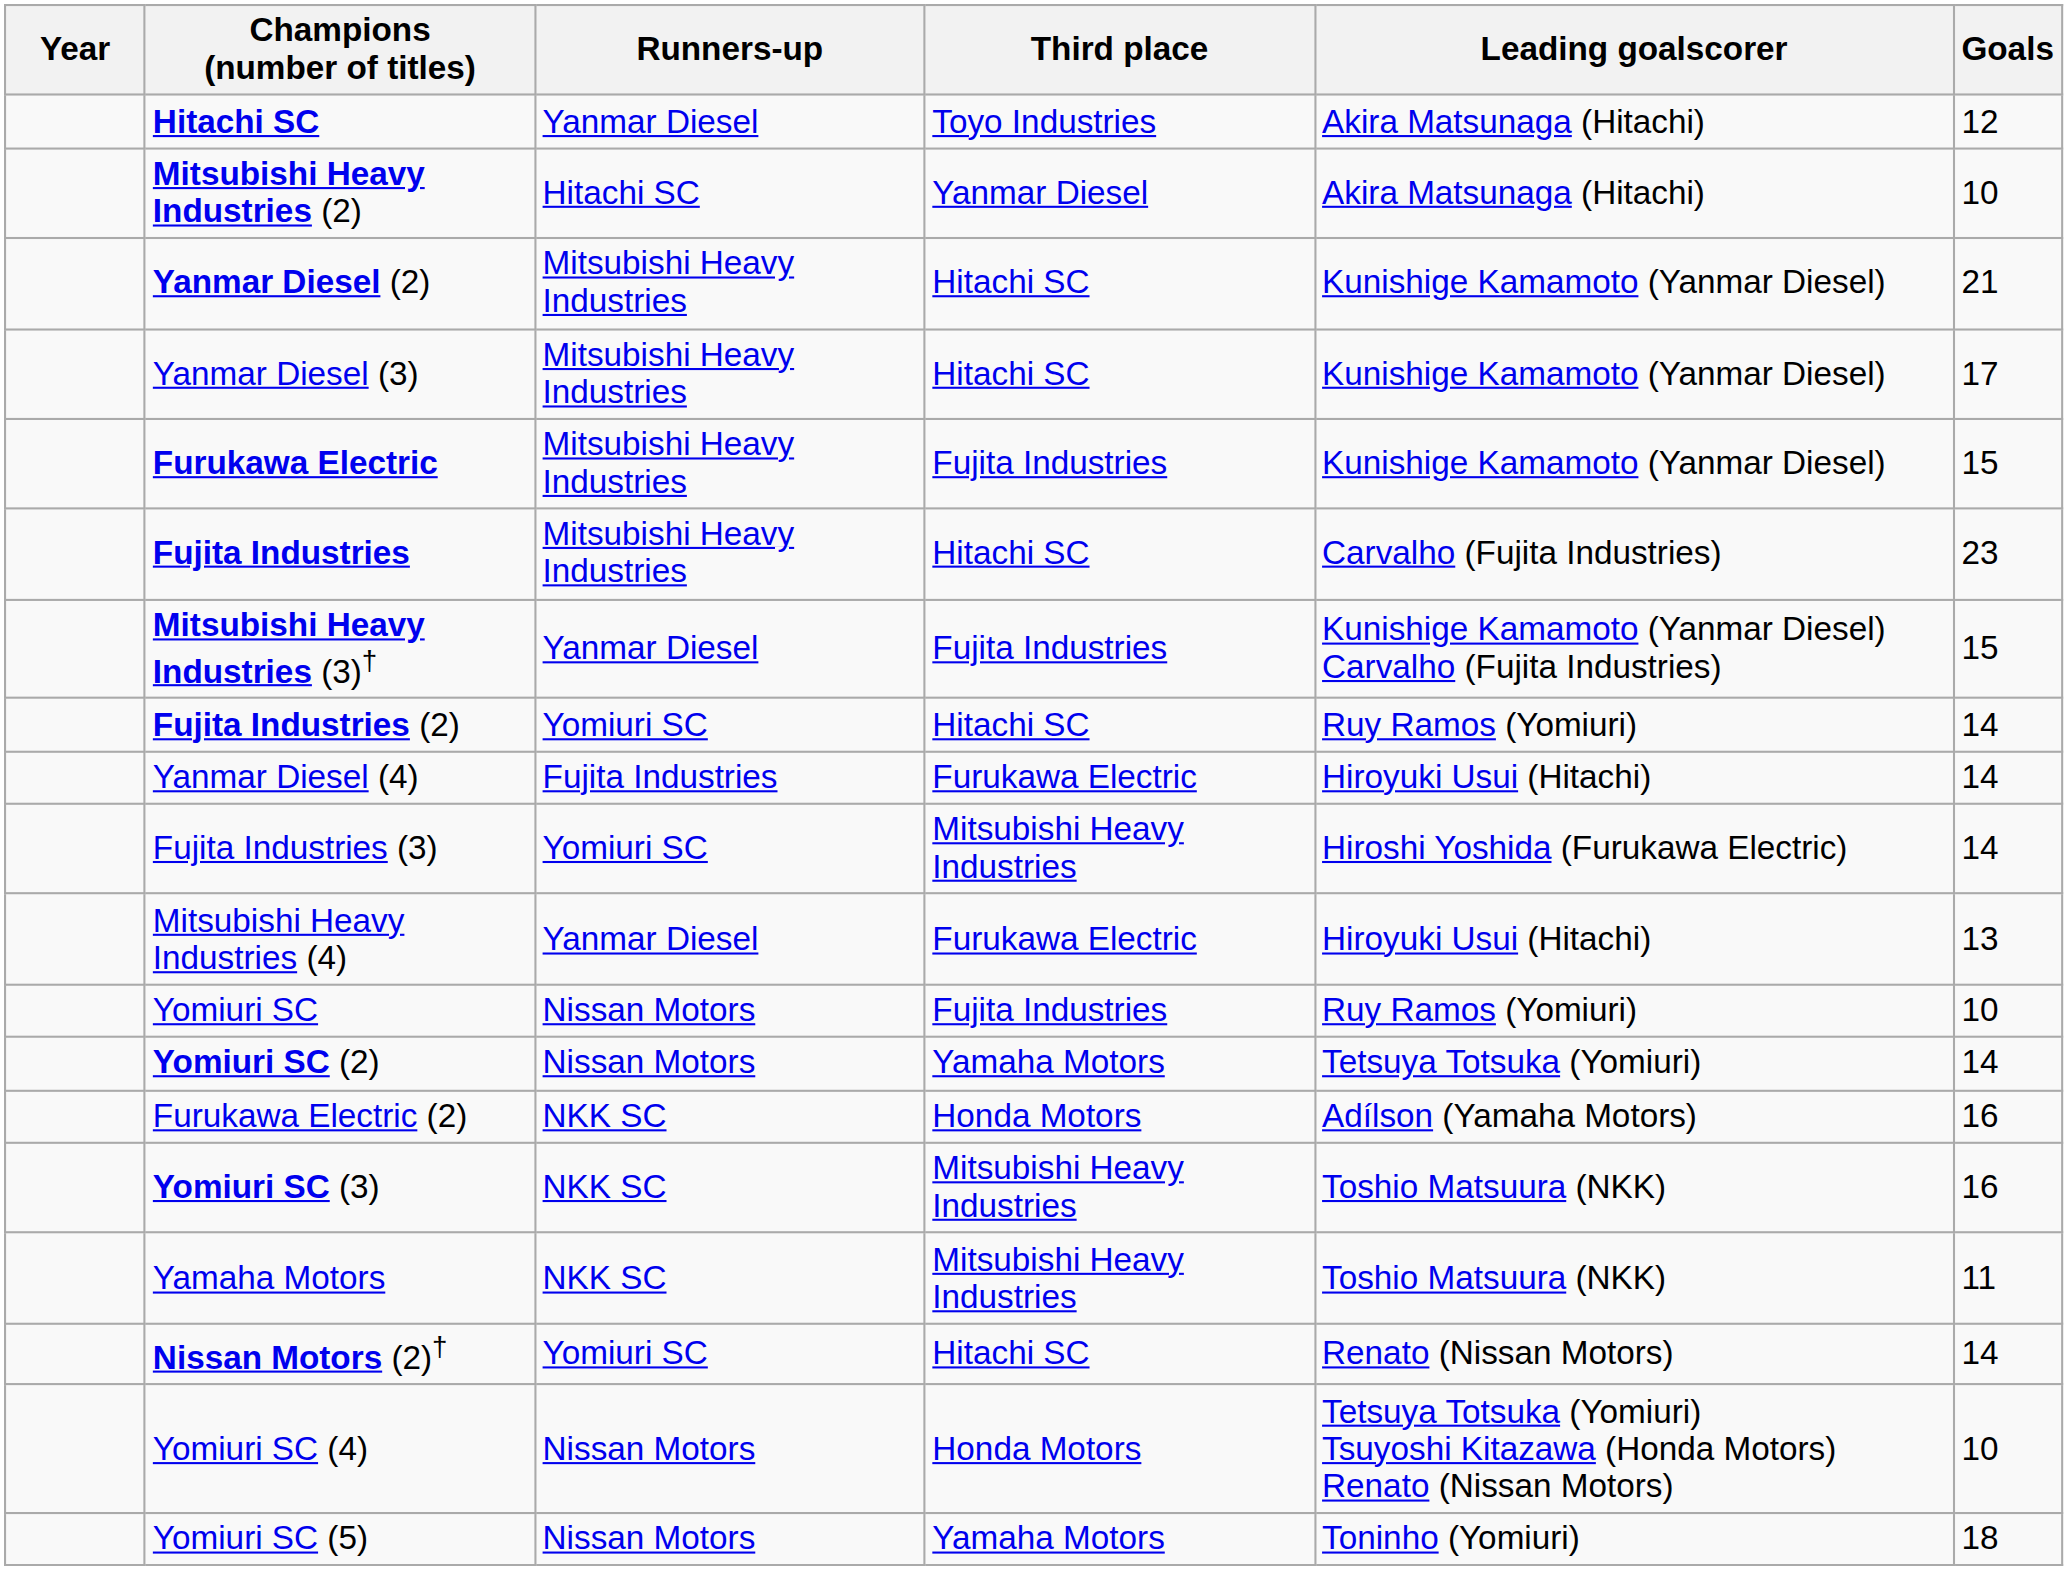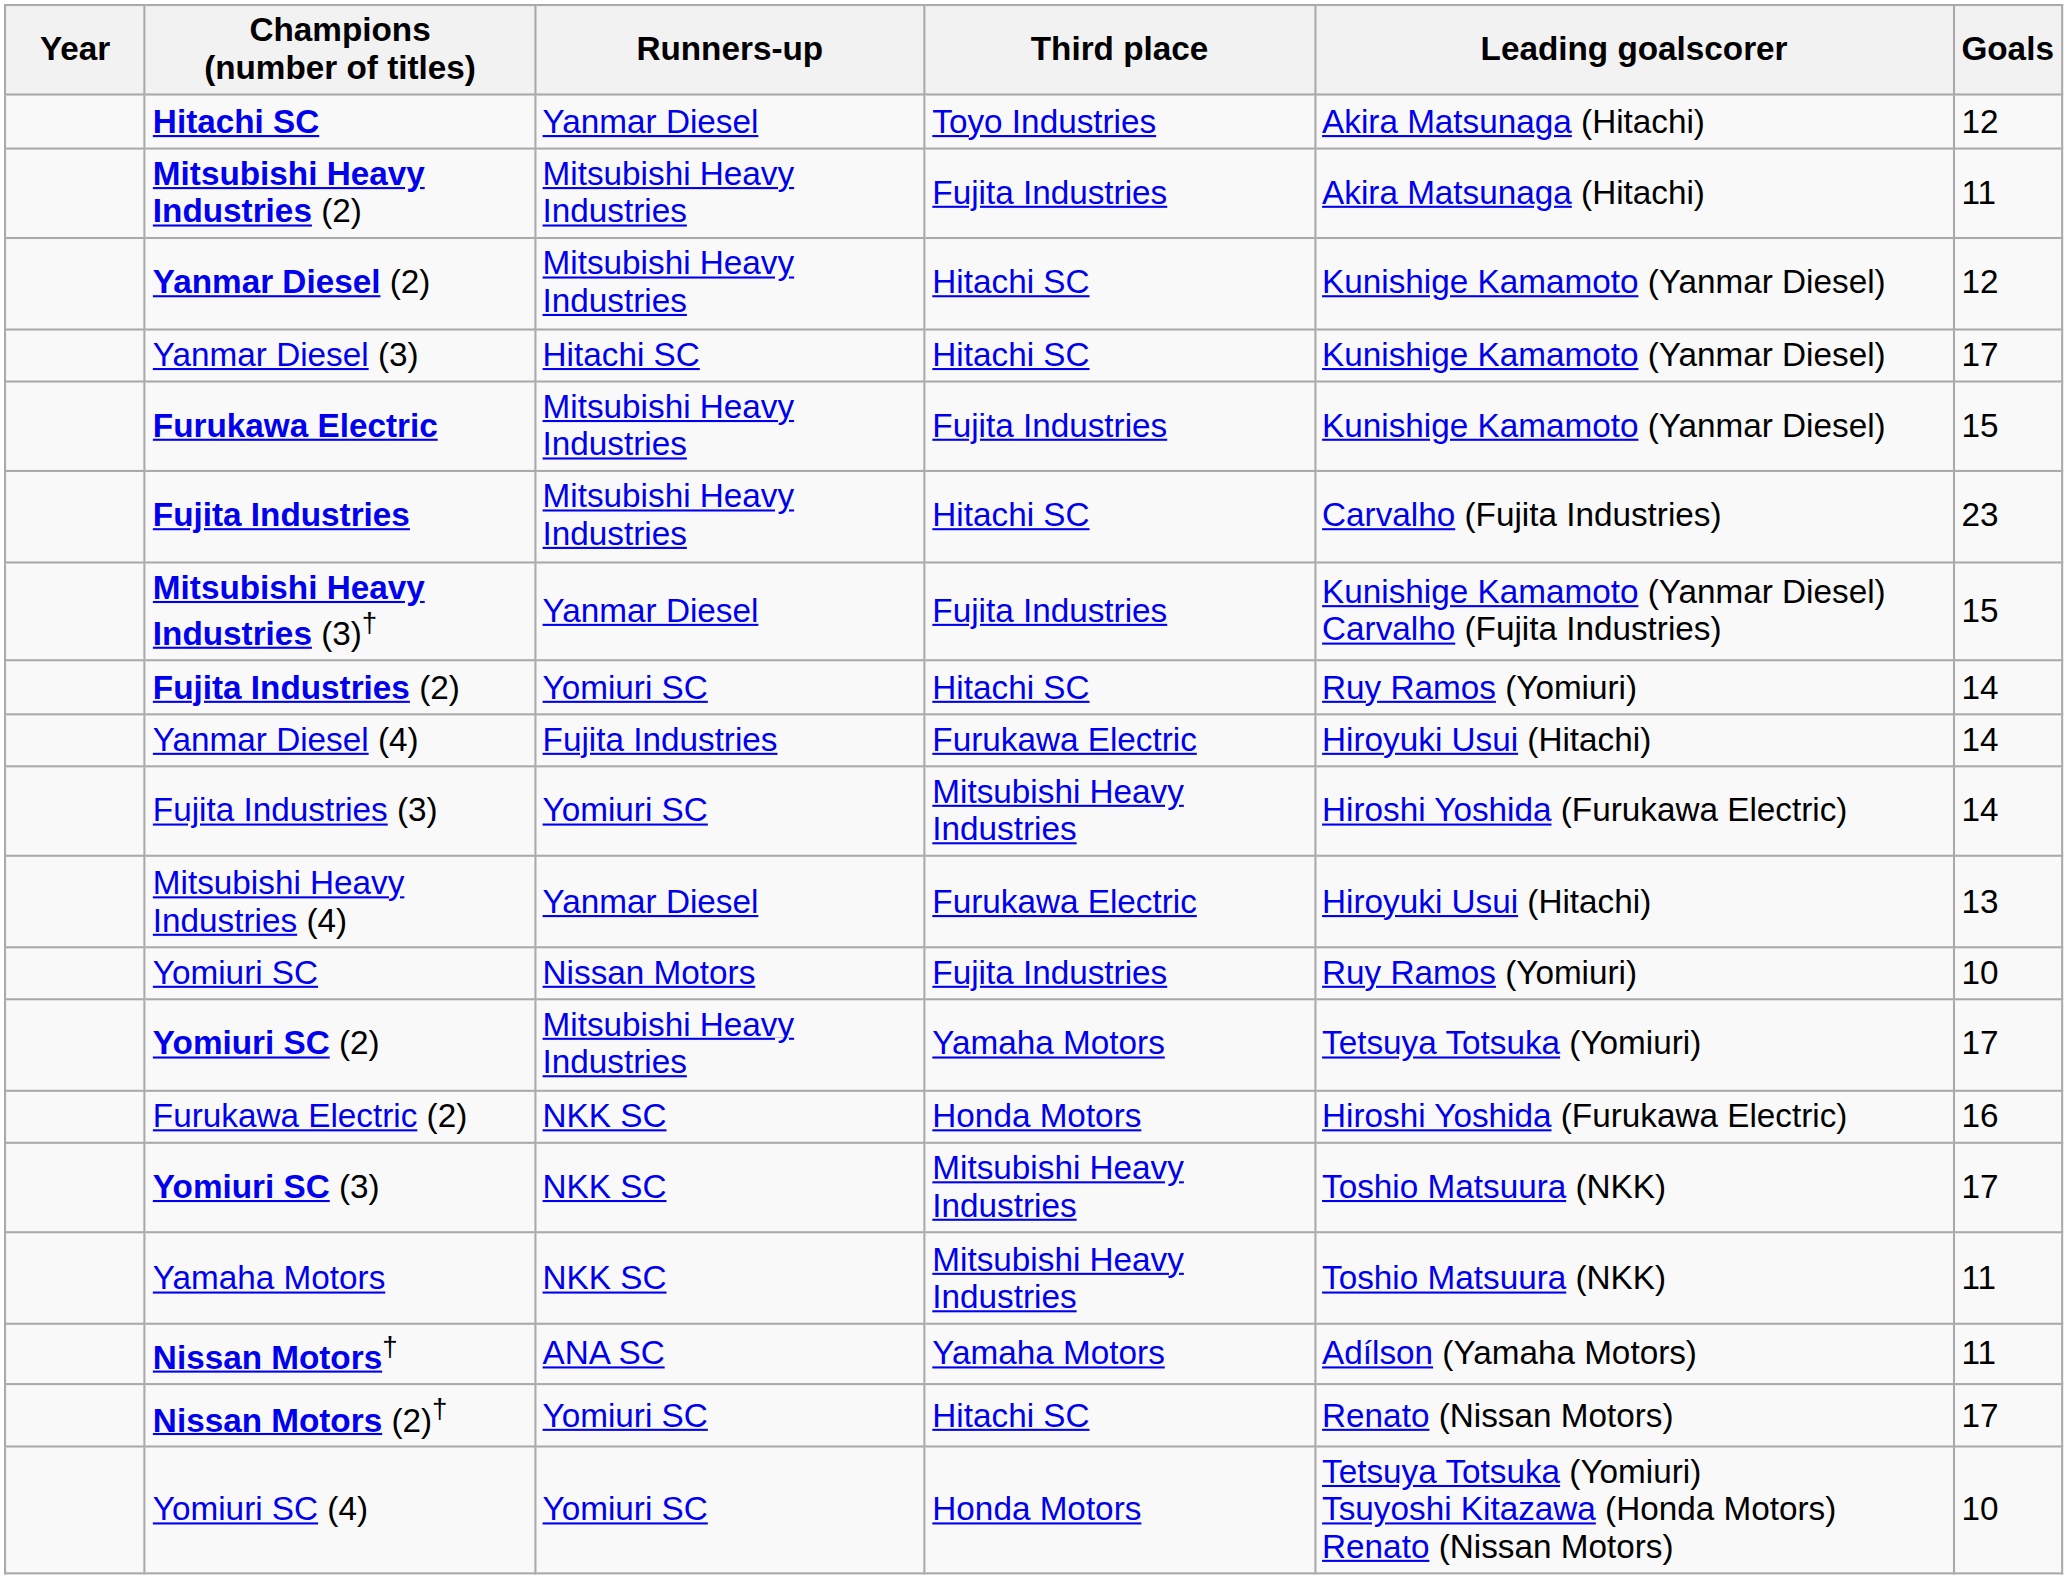(621, 192) Hitachi SC -> (668, 192) Mitsubishi Heavy Industries
(1040, 192) Yanmar Diesel -> (1050, 192) Fujita Industries
(1980, 192) 10 -> (1979, 192) 11
(1980, 282) 21 -> (1980, 282) 12
(668, 373) Mitsubishi Heavy Industries -> (621, 354) Hitachi SC
(649, 1062) Nissan Motors -> (668, 1044) Mitsubishi Heavy Industries
(1980, 1062) 14 -> (1980, 1044) 17
(1510, 1115) Adílson (Yamaha Motors) -> (1585, 1115) Hiroshi Yoshida (Furukawa Electric)
(1980, 1187) 16 -> (1980, 1187) 17
+ row: (275, 1353)
(1980, 1353) 14 -> (1980, 1415) 17
(649, 1448) Nissan Motors -> (625, 1509) Yomiuri SC
- row: (260, 1538)
